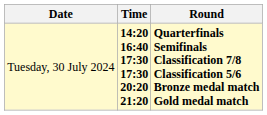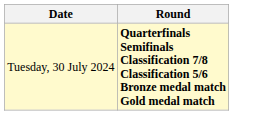- column: (134, 14)
